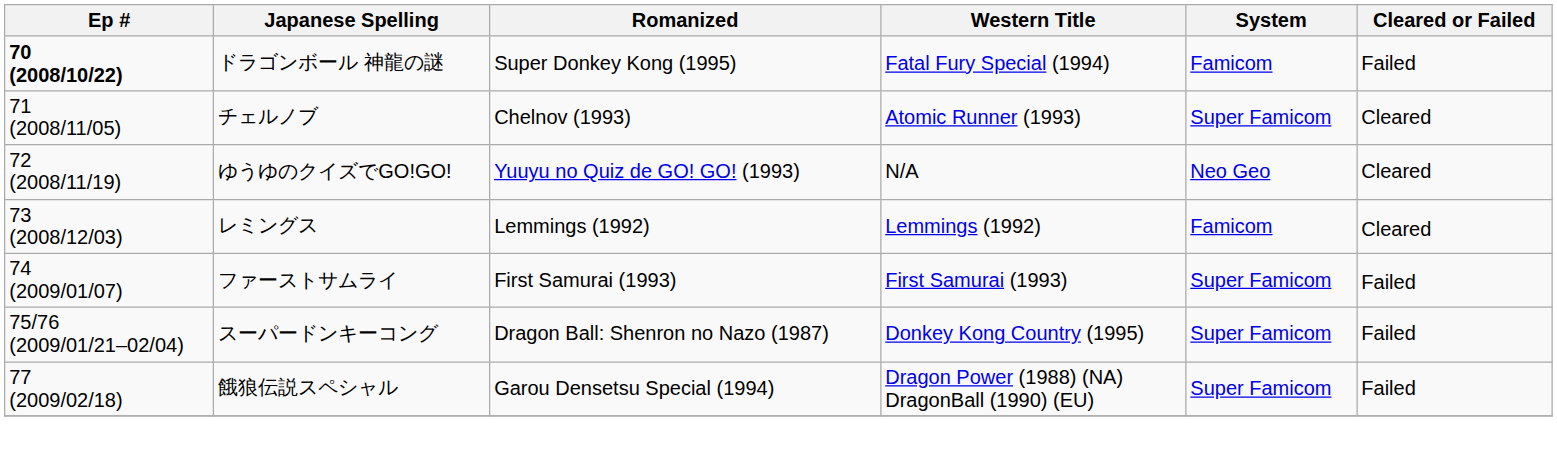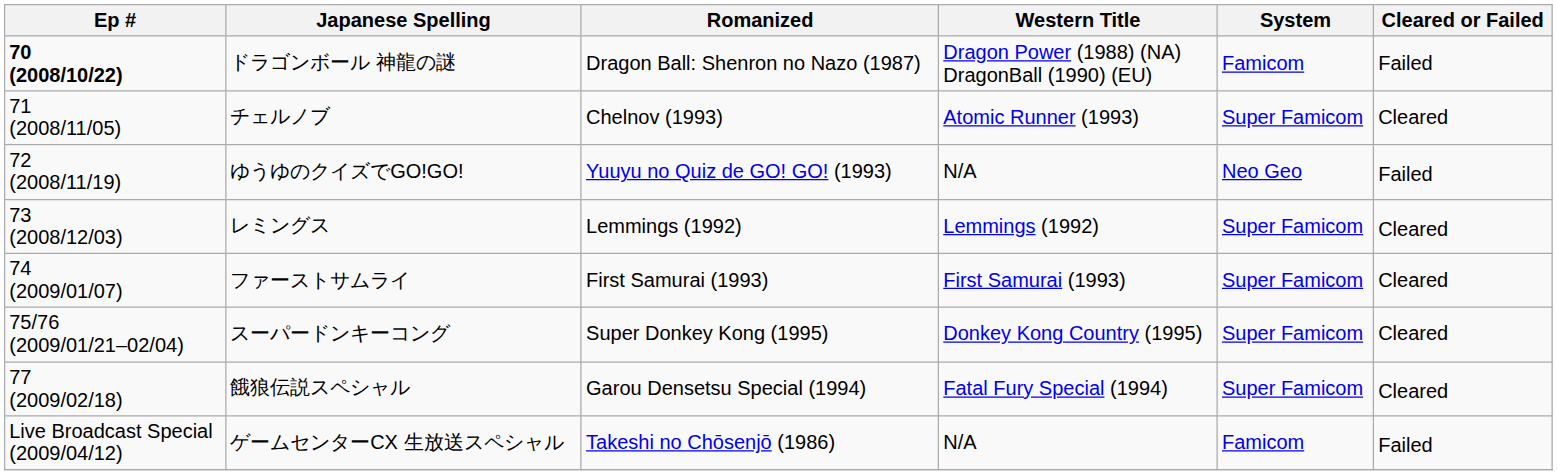(615, 63) Super Donkey Kong (1995) -> (753, 63) Dragon Ball: Shenron no Nazo (1987)
(997, 63) Fatal Fury Special (1994) -> (1062, 63) Dragon Power (1988) (NA) DragonBall (1990) (EU)
(1396, 171) Cleared -> (1405, 174) Failed
(1231, 225) Famicom -> (1293, 225) Super Famicom
(1389, 282) Failed -> (1413, 280) Cleared
(661, 334) Dragon Ball: Shenron no Nazo (1987) -> (707, 334) Super Donkey Kong (1995)
(1389, 334) Failed -> (1413, 334) Cleared
(1004, 388) Dragon Power (1988) (NA) DragonBall (1990) (EU) -> (1056, 388) Fatal Fury Special (1994)
(1389, 388) Failed -> (1413, 391) Cleared
+ row: (397, 442)
